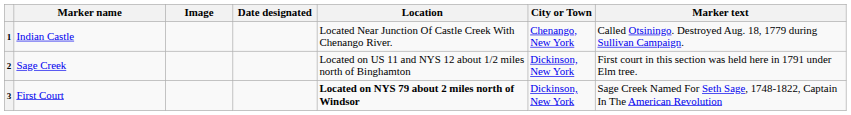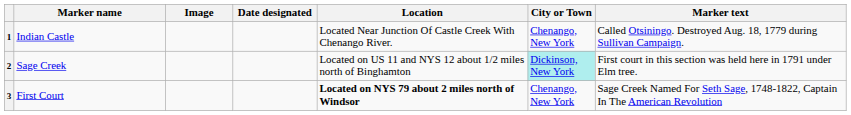(554, 65) no background -> (554, 65) paleturquoise background
(554, 95) Dickinson, New York -> (554, 95) Chenango, New York
